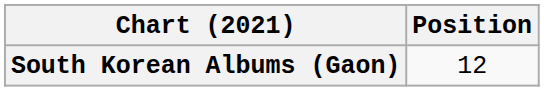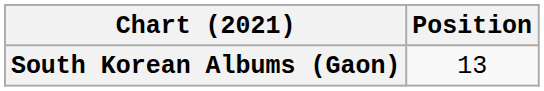(472, 66) 12 -> (472, 66) 13
